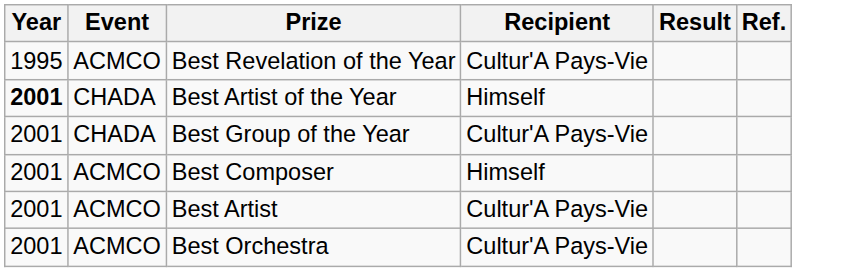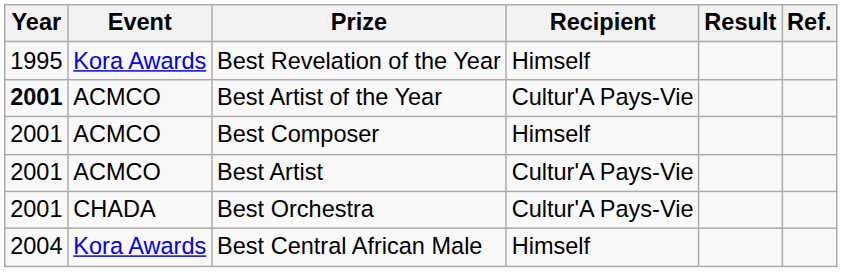(117, 60) ACMCO -> (140, 60) Kora Awards
(557, 60) Cultur'A Pays-Vie -> (551, 60) Himself
(114, 97) CHADA -> (117, 97) ACMCO
(506, 97) Himself -> (603, 97) Cultur'A Pays-Vie
- row: (291, 135)
(117, 246) ACMCO -> (114, 209) CHADA
+ row: (350, 246)
